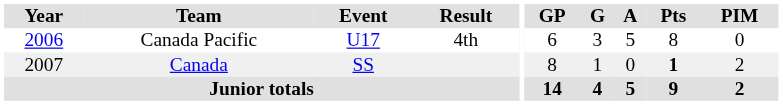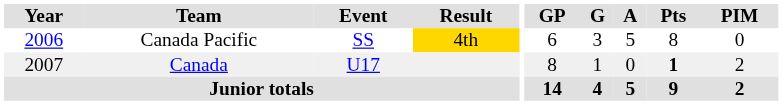(363, 40) U17 -> (363, 40) SS
(466, 40) no background -> (466, 40) gold background
(363, 64) SS -> (363, 64) U17
